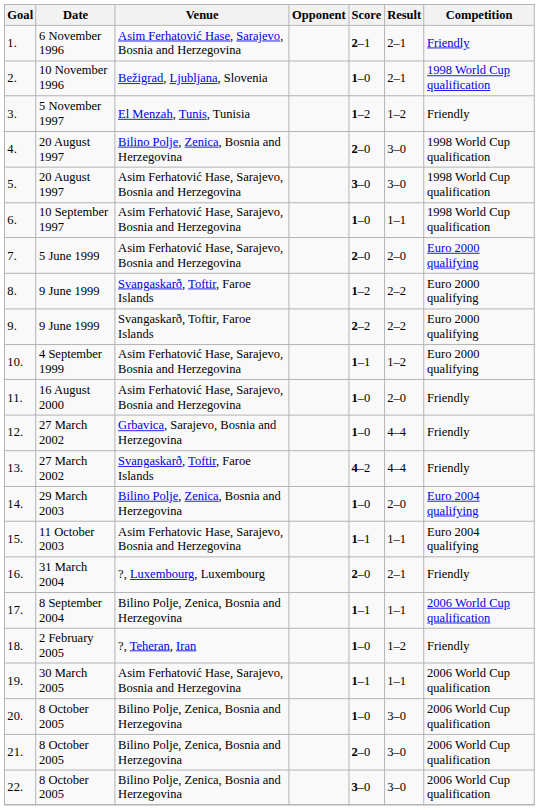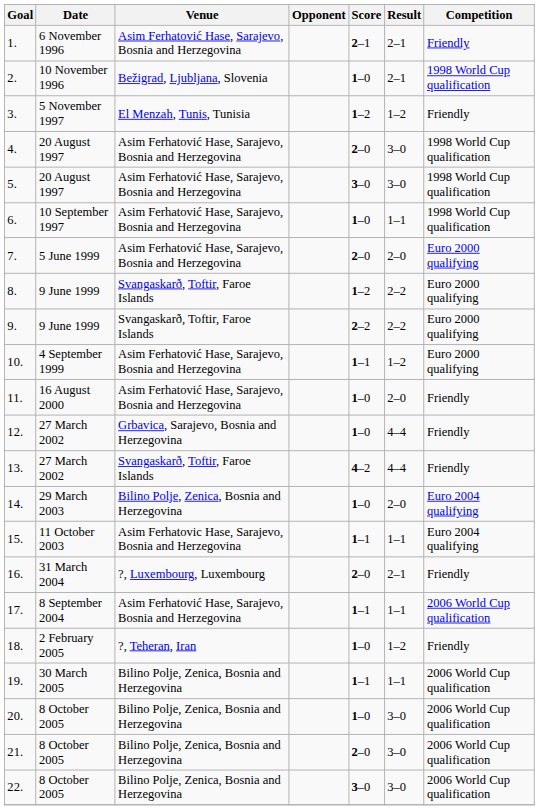(199, 149) Bilino Polje, Zenica, Bosnia and Herzegovina -> (201, 149) Asim Ferhatović Hase, Sarajevo, Bosnia and Herzegovina
(199, 610) Bilino Polje, Zenica, Bosnia and Herzegovina -> (201, 610) Asim Ferhatović Hase, Sarajevo, Bosnia and Herzegovina
(201, 681) Asim Ferhatović Hase, Sarajevo, Bosnia and Herzegovina -> (199, 681) Bilino Polje, Zenica, Bosnia and Herzegovina
